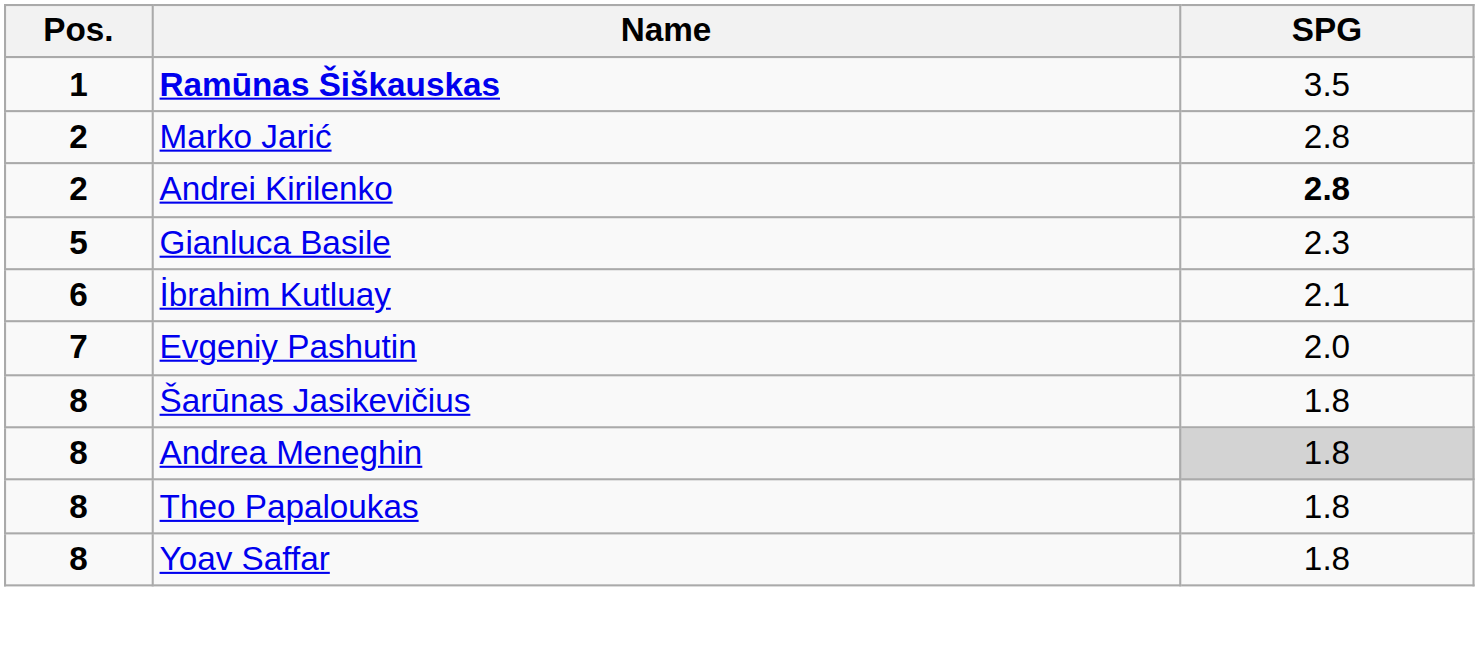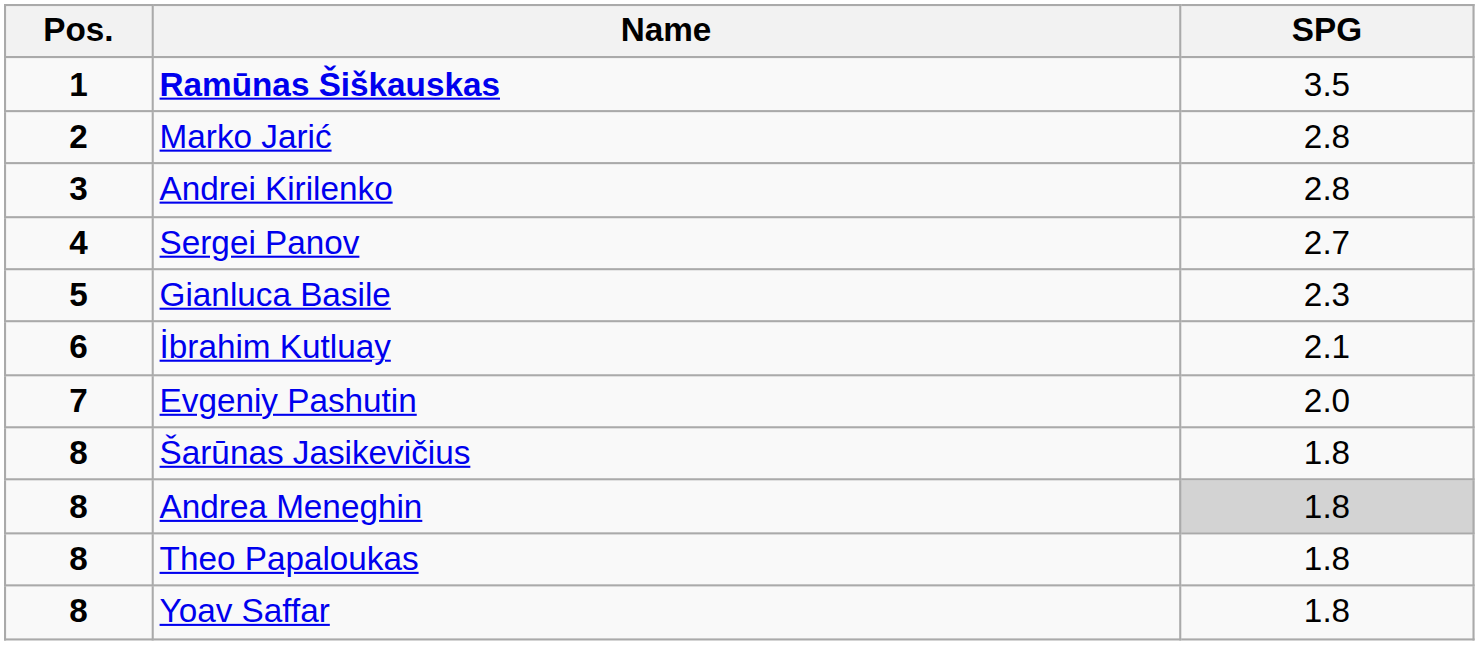(78, 189) 2 -> (78, 189) 3
(1327, 189) bold -> (1327, 189) normal
+ row: (259, 242)
